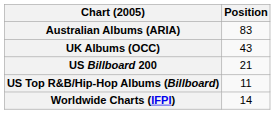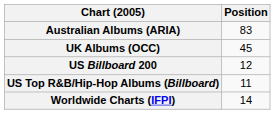(246, 48) 43 -> (246, 48) 45
(246, 65) 21 -> (246, 65) 12
